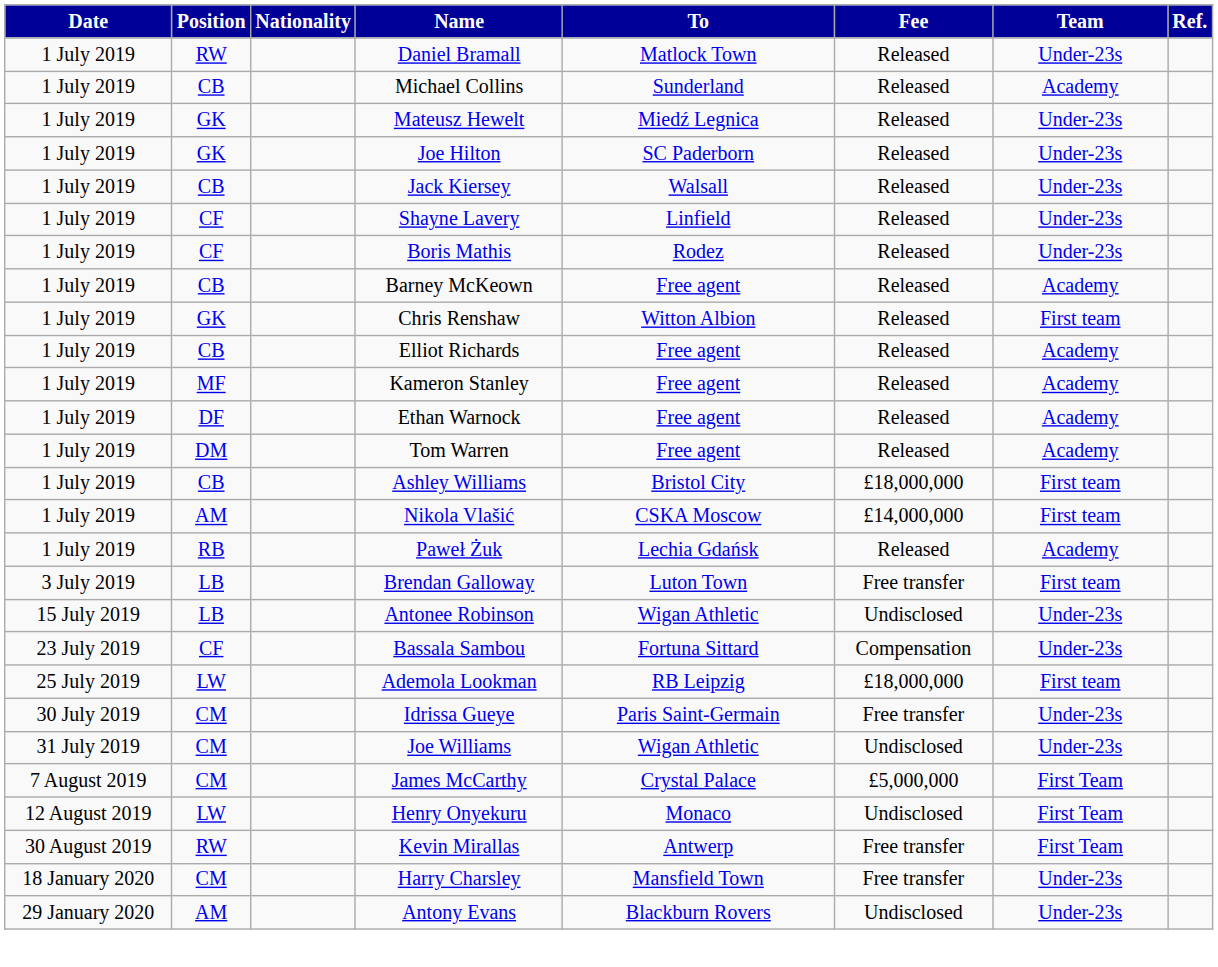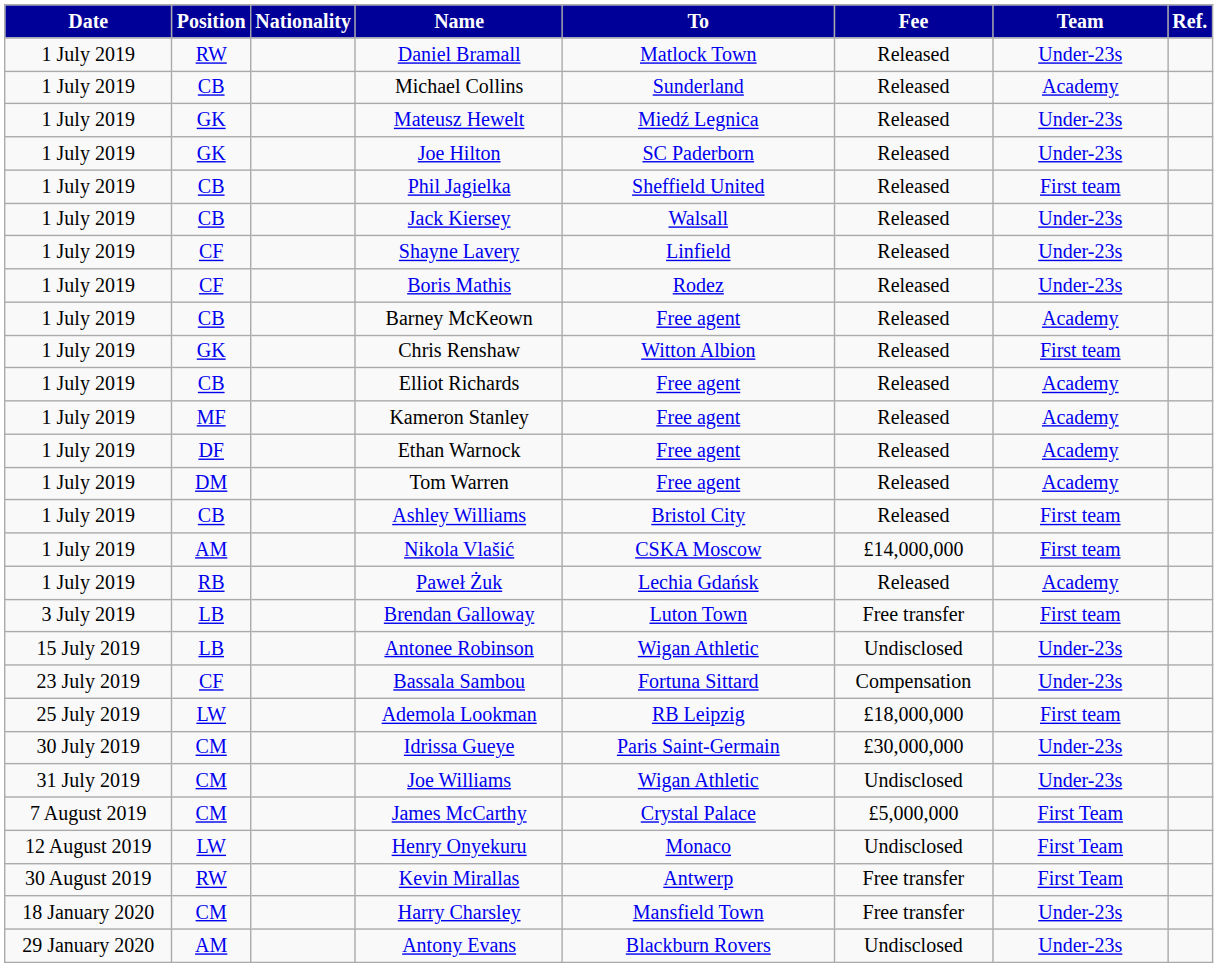+ row: (459, 186)
(913, 483) £18,000,000 -> (913, 516) Released
(913, 714) Free transfer -> (913, 747) £30,000,000
